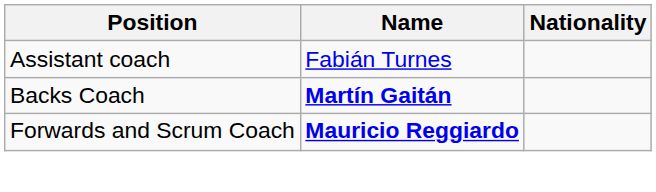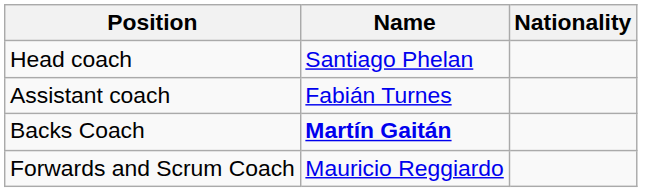+ row: (71, 58)
(412, 131) bold -> (405, 167) normal
